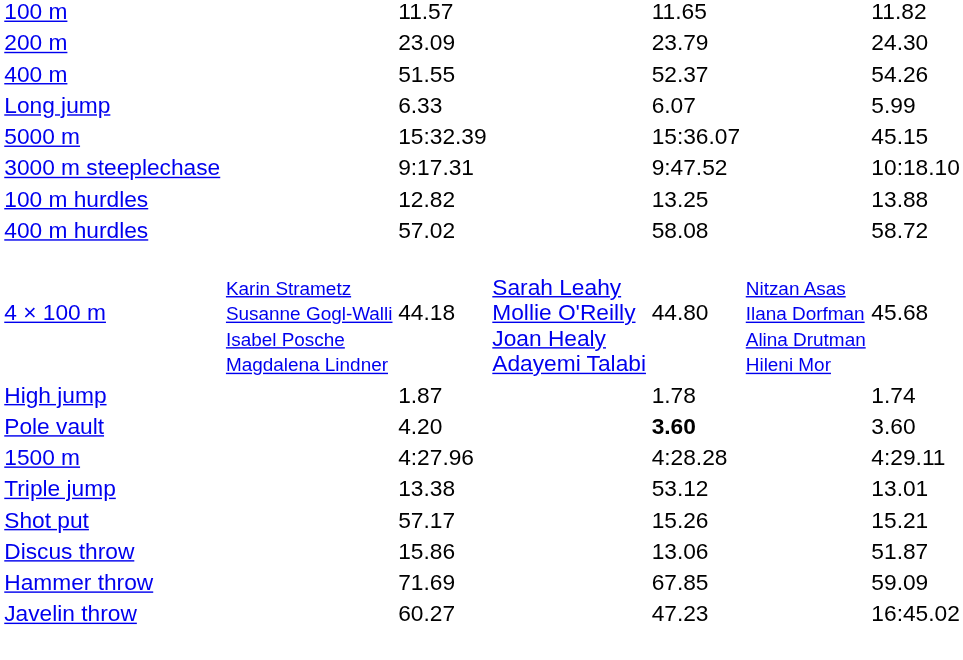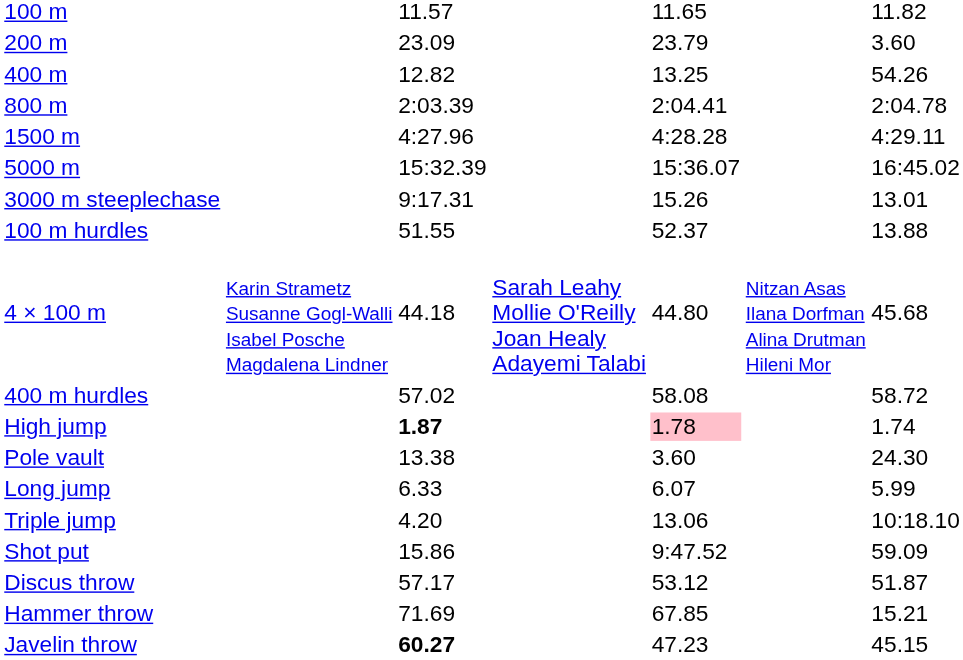(900, 43) 24.30 -> (893, 43) 3.60
(427, 74) 51.55 -> (427, 74) 12.82
(680, 74) 52.37 -> (680, 74) 13.25
+ row: (36, 105)
rows swapped: (42, 457) <-> (57, 105)
(900, 136) 45.15 -> (916, 168) 16:45.02
(690, 168) 9:47.52 -> (680, 199) 15.26
(916, 168) 10:18.10 -> (900, 199) 13.01
(427, 199) 12.82 -> (427, 230) 51.55
(680, 199) 13.25 -> (680, 230) 52.37
rows swapped: (76, 230) <-> (55, 312)
(420, 395) normal -> (420, 426) bold
(674, 395) no background -> (674, 426) pink background
(420, 426) 4.20 -> (427, 457) 13.38
(674, 426) bold -> (674, 457) normal
(893, 426) 3.60 -> (900, 457) 24.30
(427, 488) 13.38 -> (420, 520) 4.20
(680, 488) 53.12 -> (680, 520) 13.06
(900, 488) 13.01 -> (916, 520) 10:18.10
(427, 520) 57.17 -> (427, 551) 15.86
(680, 520) 15.26 -> (690, 551) 9:47.52
(900, 520) 15.21 -> (900, 551) 59.09
(427, 551) 15.86 -> (427, 582) 57.17
(680, 551) 13.06 -> (680, 582) 53.12
(900, 582) 59.09 -> (900, 613) 15.21
(427, 613) normal -> (427, 645) bold
(916, 613) 16:45.02 -> (900, 645) 45.15
